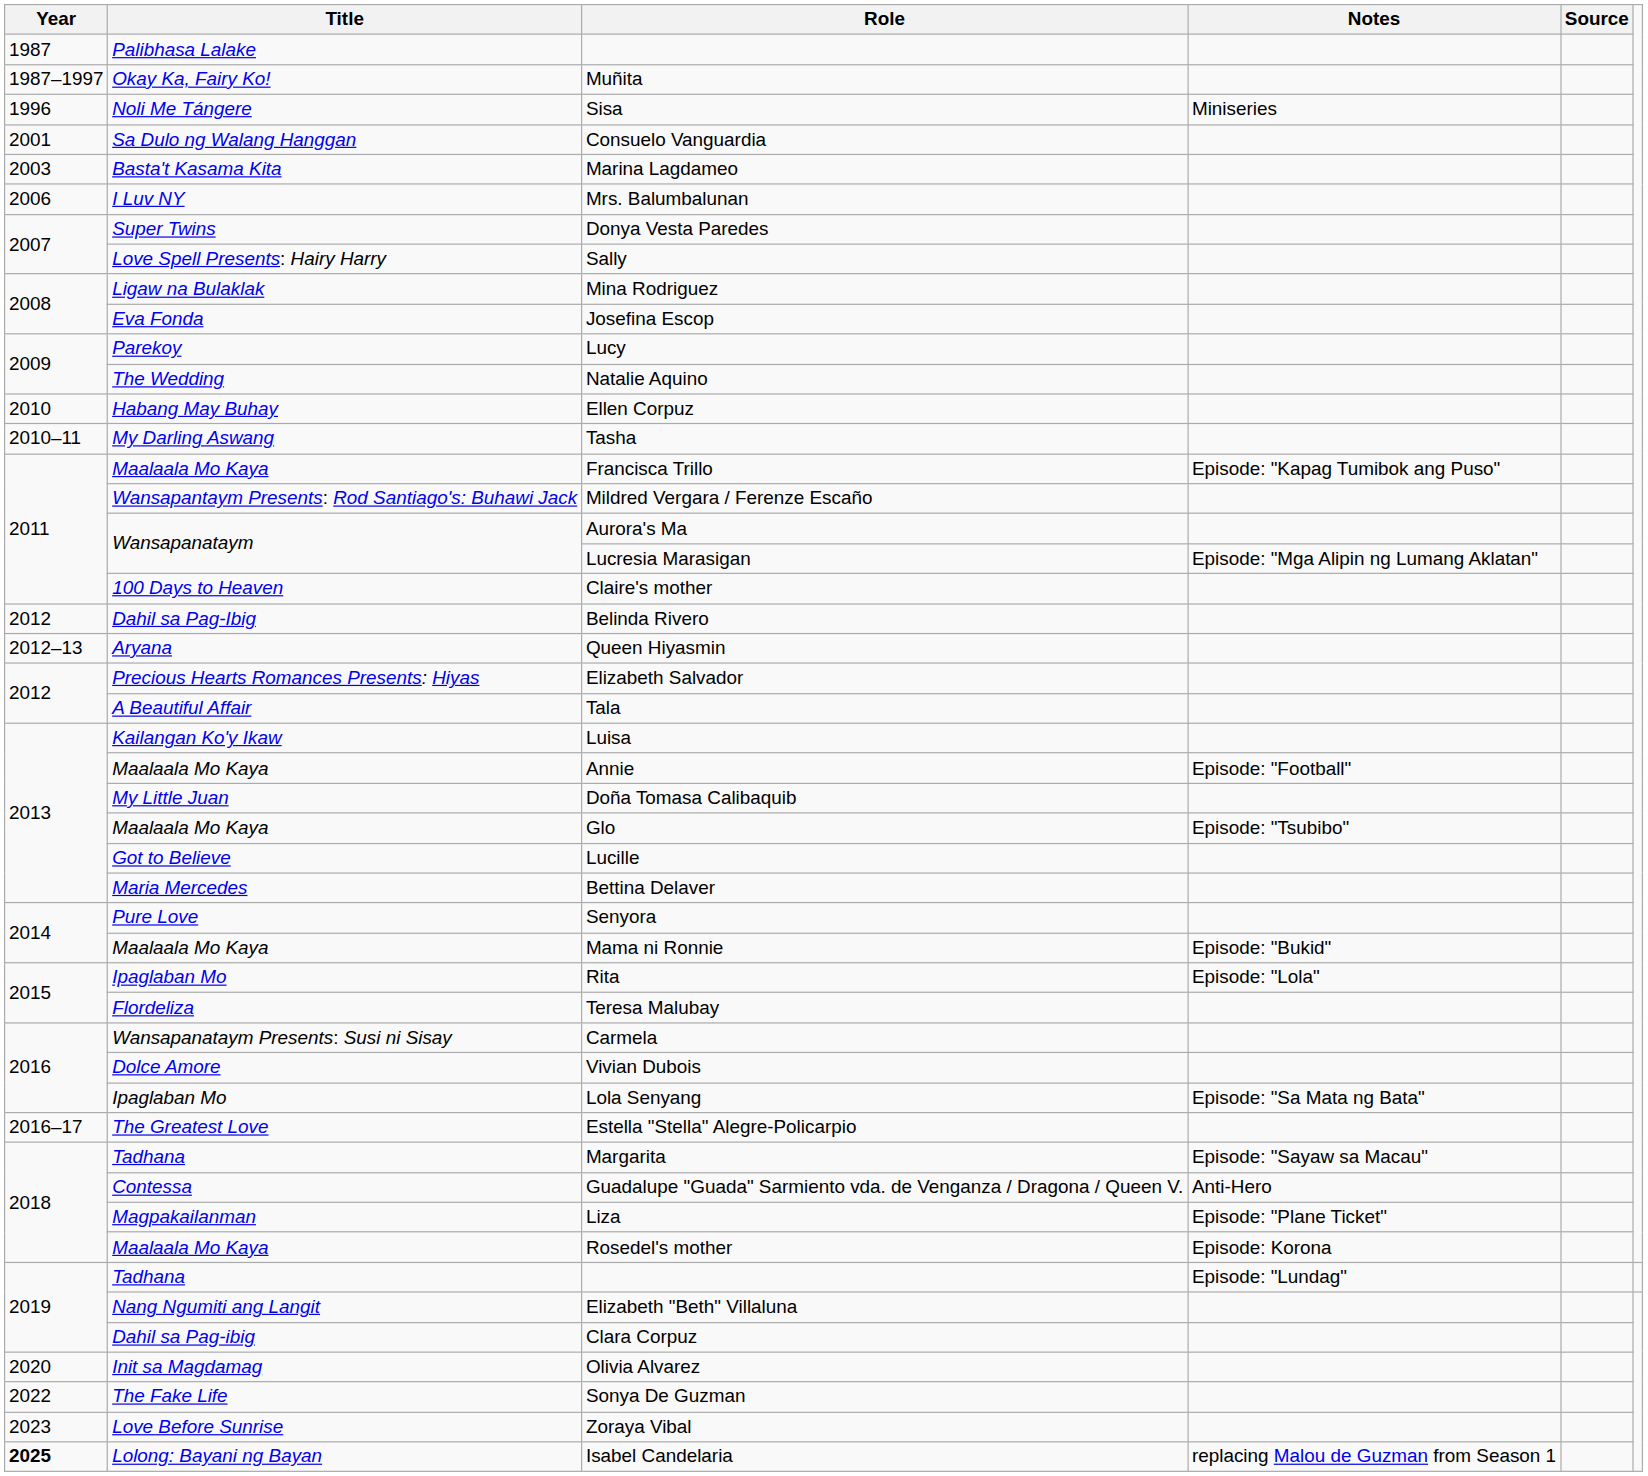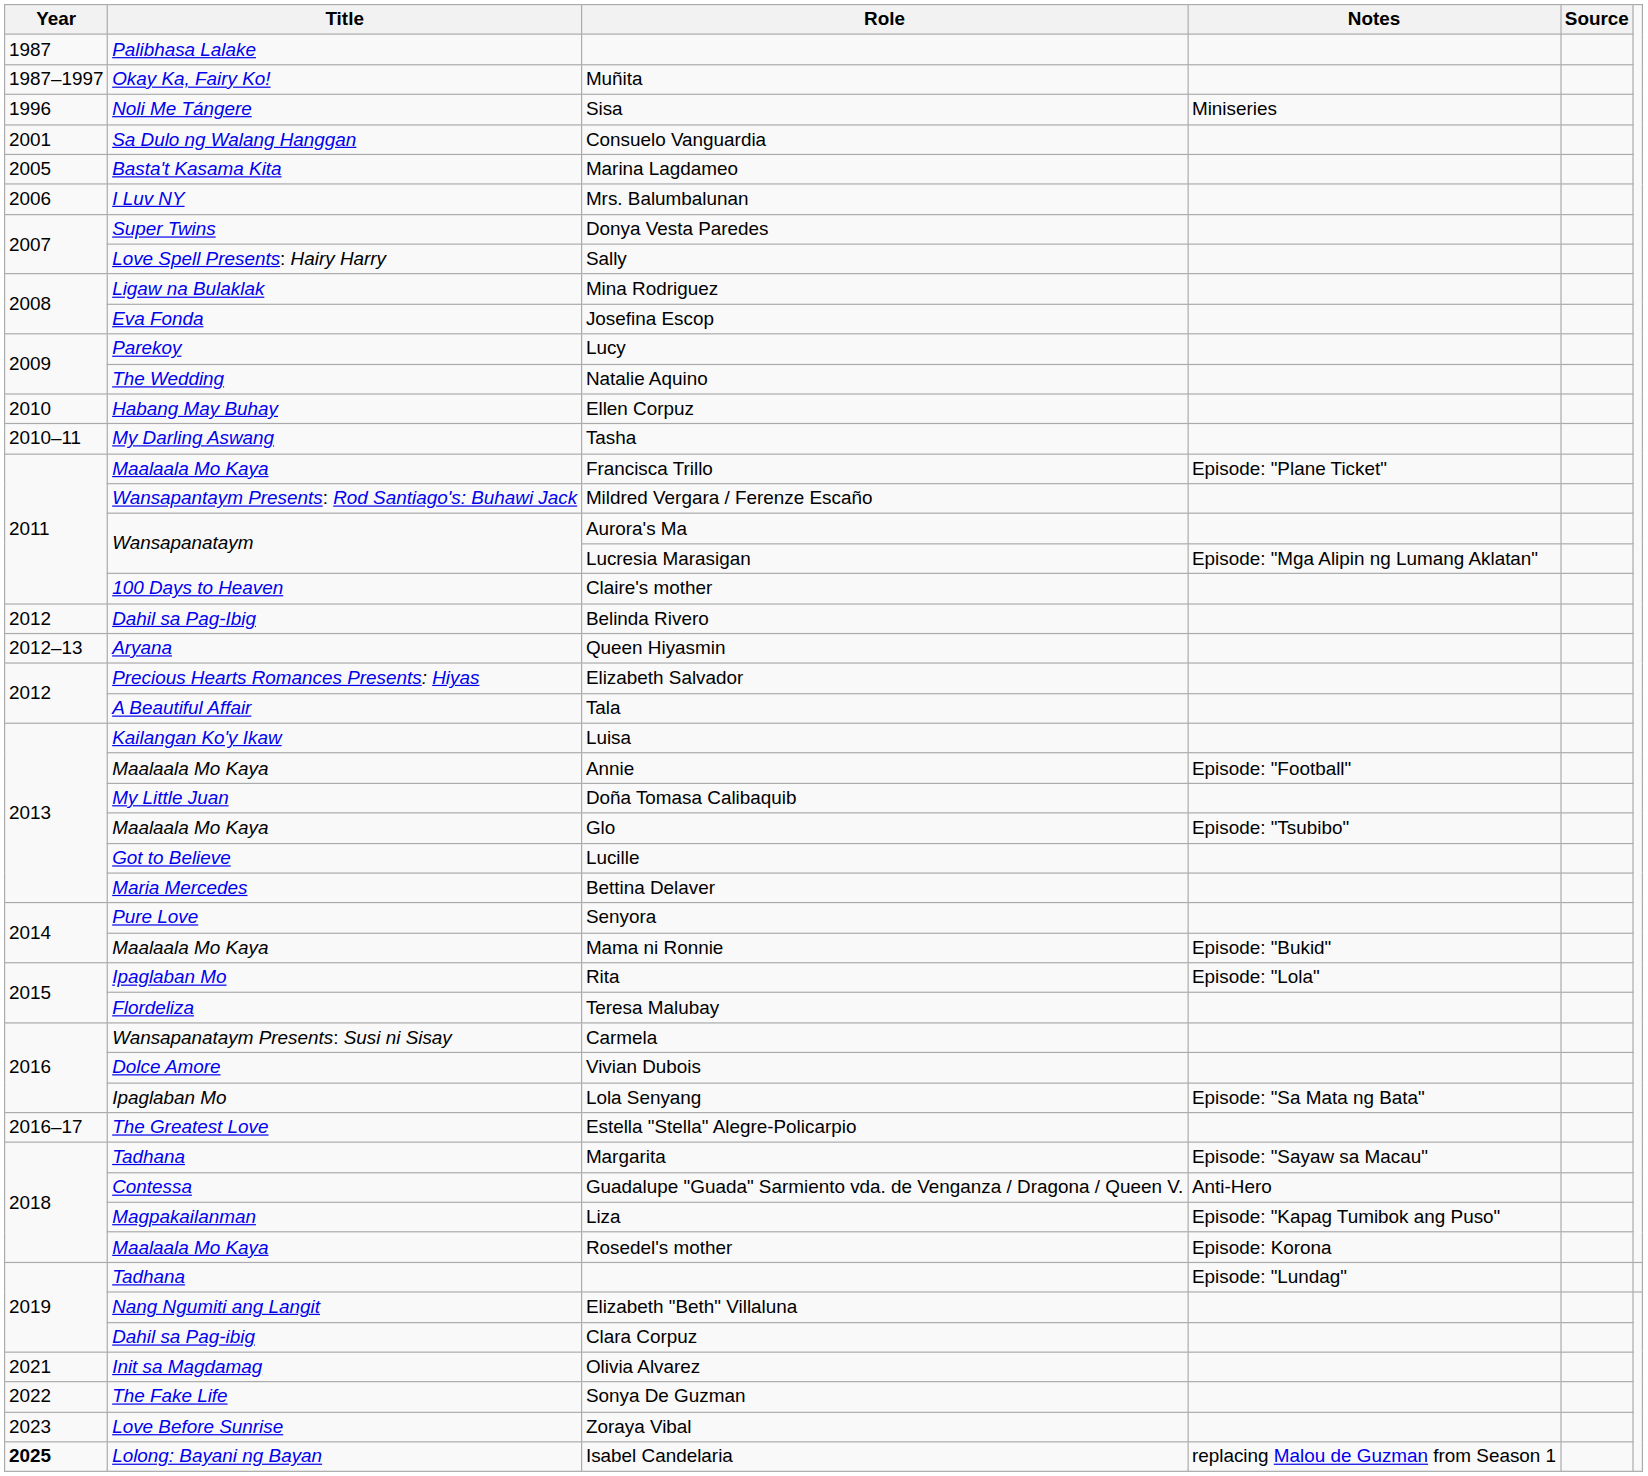(30, 169) 2003 -> (30, 169) 2005
(1346, 468) Episode: "Kapag Tumibok ang Puso" -> (1289, 468) Episode: "Plane Ticket"
(1289, 1217) Episode: "Plane Ticket" -> (1346, 1217) Episode: "Kapag Tumibok ang Puso"
(30, 1366) 2020 -> (30, 1366) 2021
